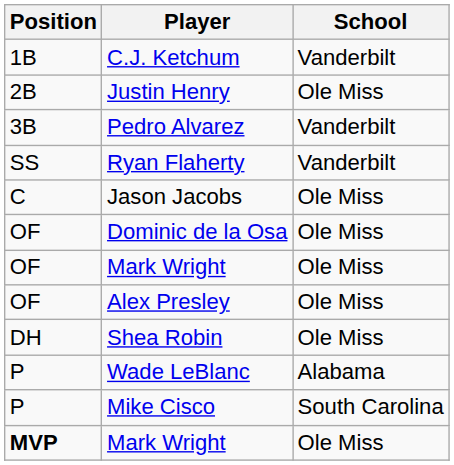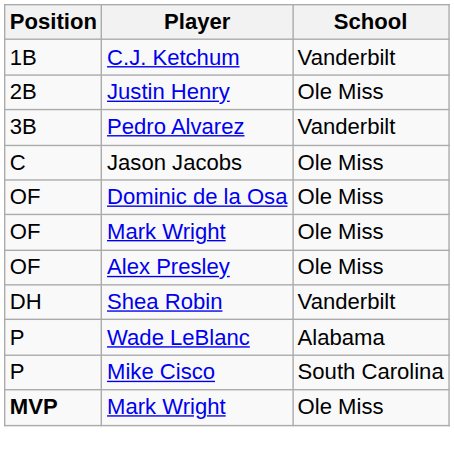- row: (25, 162)
(341, 337) Ole Miss -> (347, 302) Vanderbilt
